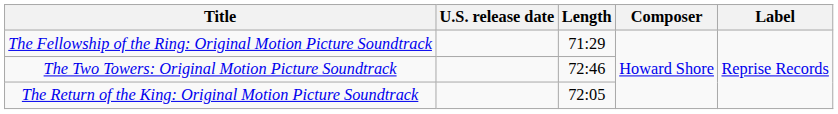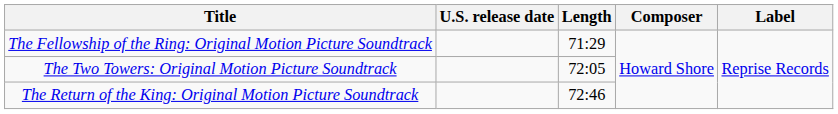(587, 69) 72:46 -> (587, 69) 72:05
(587, 95) 72:05 -> (587, 95) 72:46
